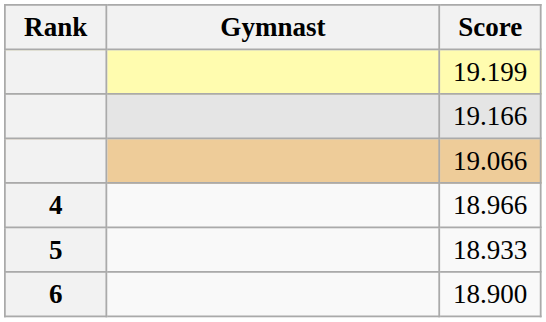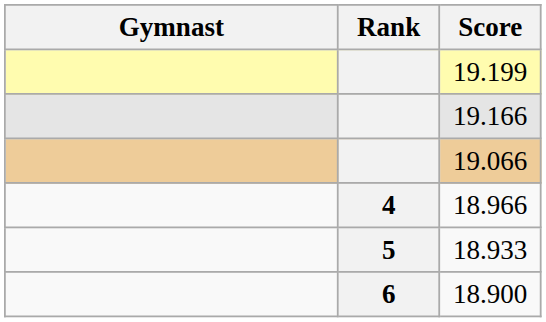columns swapped: (56, 26) <-> (273, 26)
